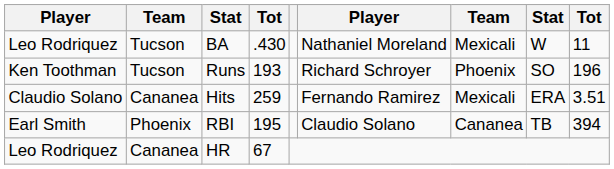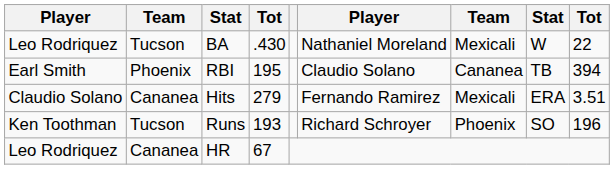(582, 44) 11 -> (582, 44) 22
rows swapped: (226, 71) <-> (220, 124)
(267, 97) 259 -> (267, 97) 279
